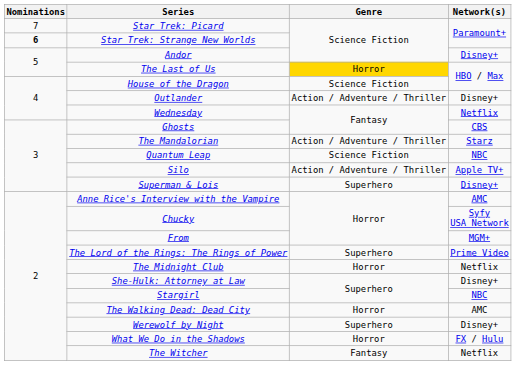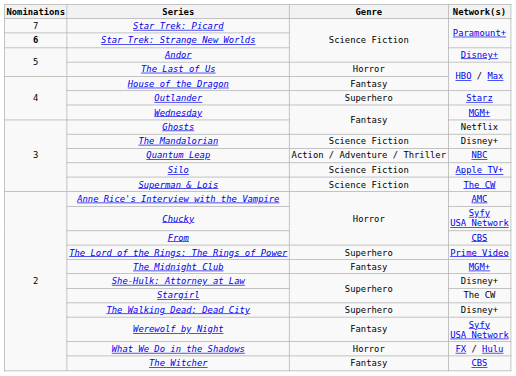(369, 69) gold background -> (369, 69) no background
(369, 84) Science Fiction -> (369, 84) Fantasy
(369, 98) Action / Adventure / Thriller -> (369, 98) Superhero
(479, 98) Disney+ -> (479, 98) Starz
(479, 112) Netflix -> (479, 112) MGM+
(479, 127) CBS -> (479, 127) Netflix
(369, 141) Action / Adventure / Thriller -> (369, 141) Science Fiction
(479, 141) Starz -> (479, 141) Disney+
(369, 156) Science Fiction -> (369, 156) Action / Adventure / Thriller
(369, 170) Action / Adventure / Thriller -> (369, 170) Science Fiction
(369, 184) Superhero -> (369, 184) Science Fiction
(479, 184) Disney+ -> (479, 184) The CW
(479, 238) MGM+ -> (479, 238) CBS
(369, 267) Horror -> (369, 267) Fantasy
(479, 267) Netflix -> (479, 267) MGM+
(479, 295) NBC -> (479, 295) The CW
(369, 310) Horror -> (369, 310) Superhero
(479, 310) AMC -> (479, 310) Disney+
(369, 324) Superhero -> (369, 329) Fantasy
(479, 324) Disney+ -> (479, 329) Syfy USA Network
(479, 353) Netflix -> (479, 363) CBS
